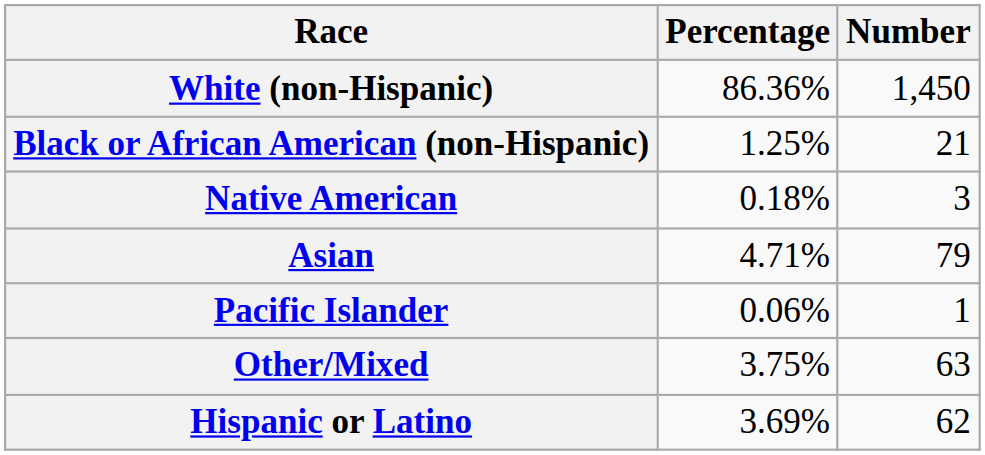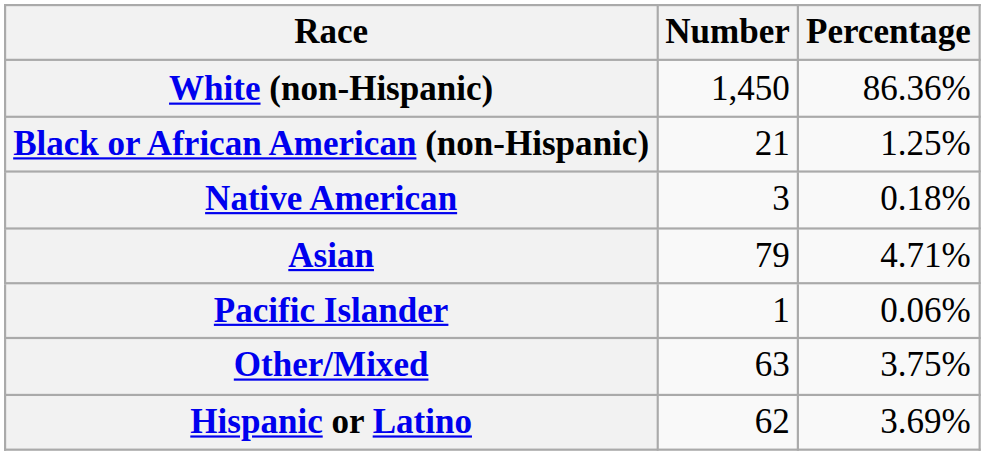columns swapped: (908, 32) <-> (748, 32)
